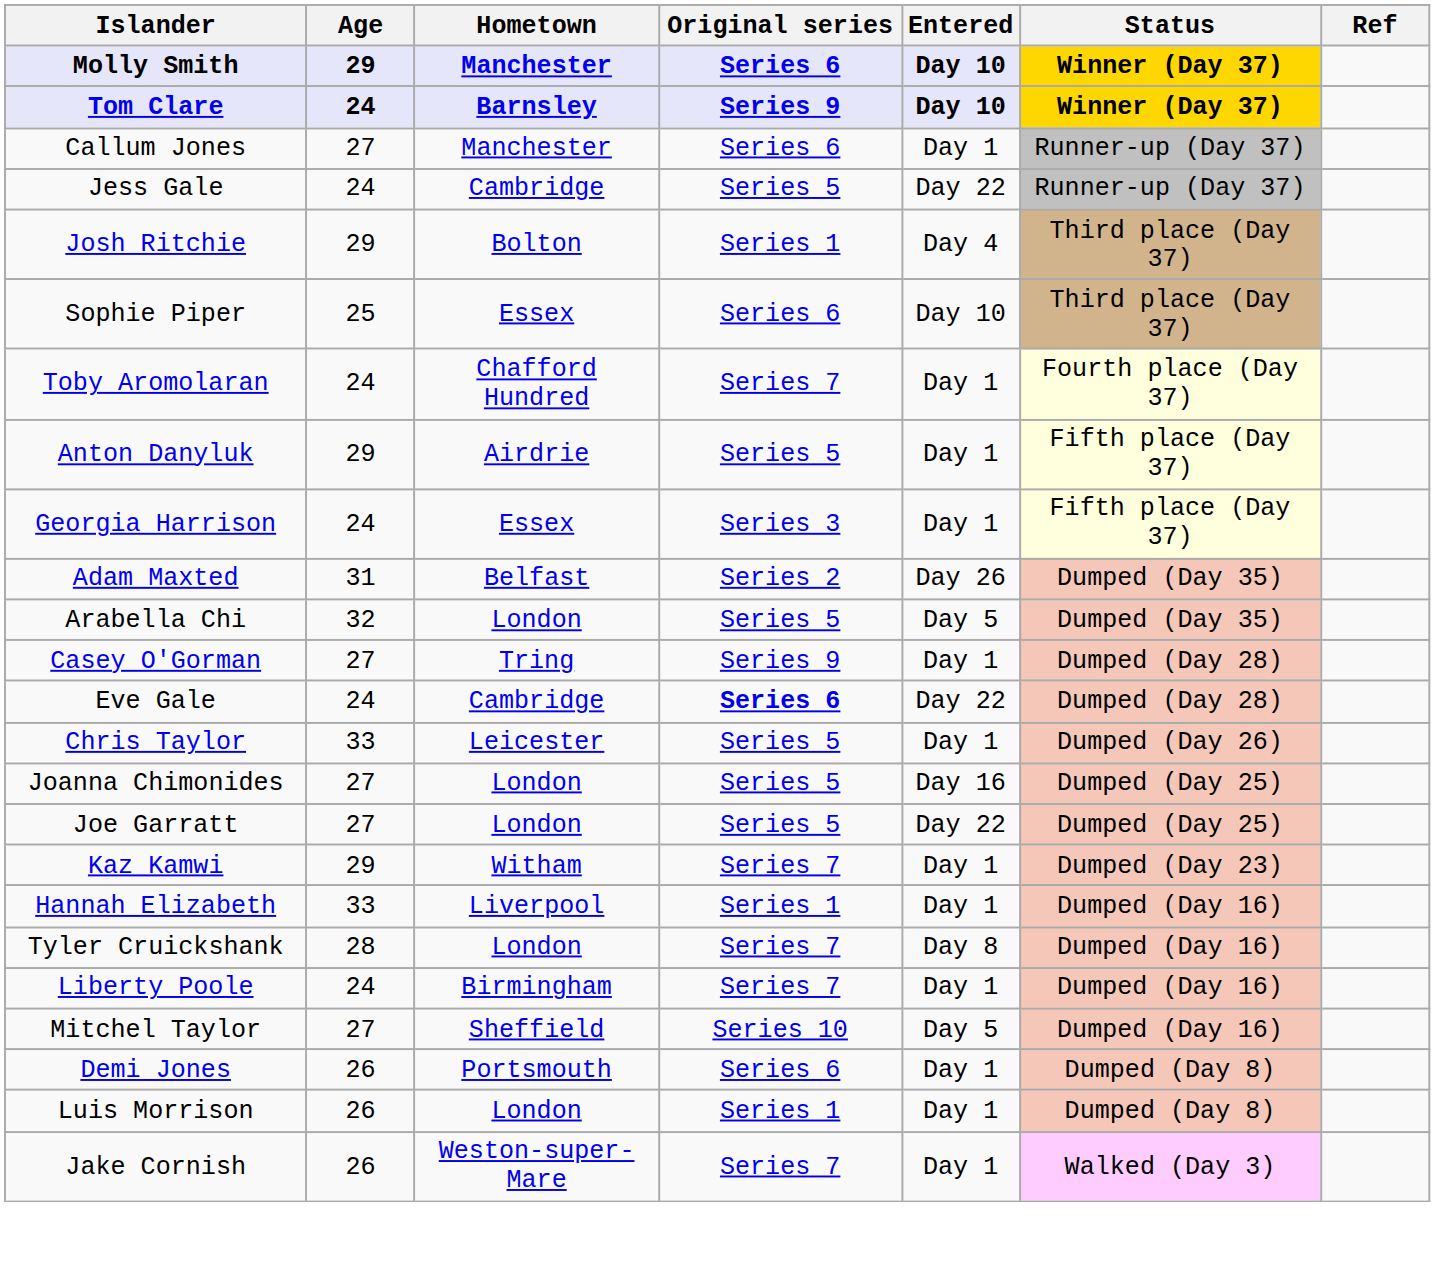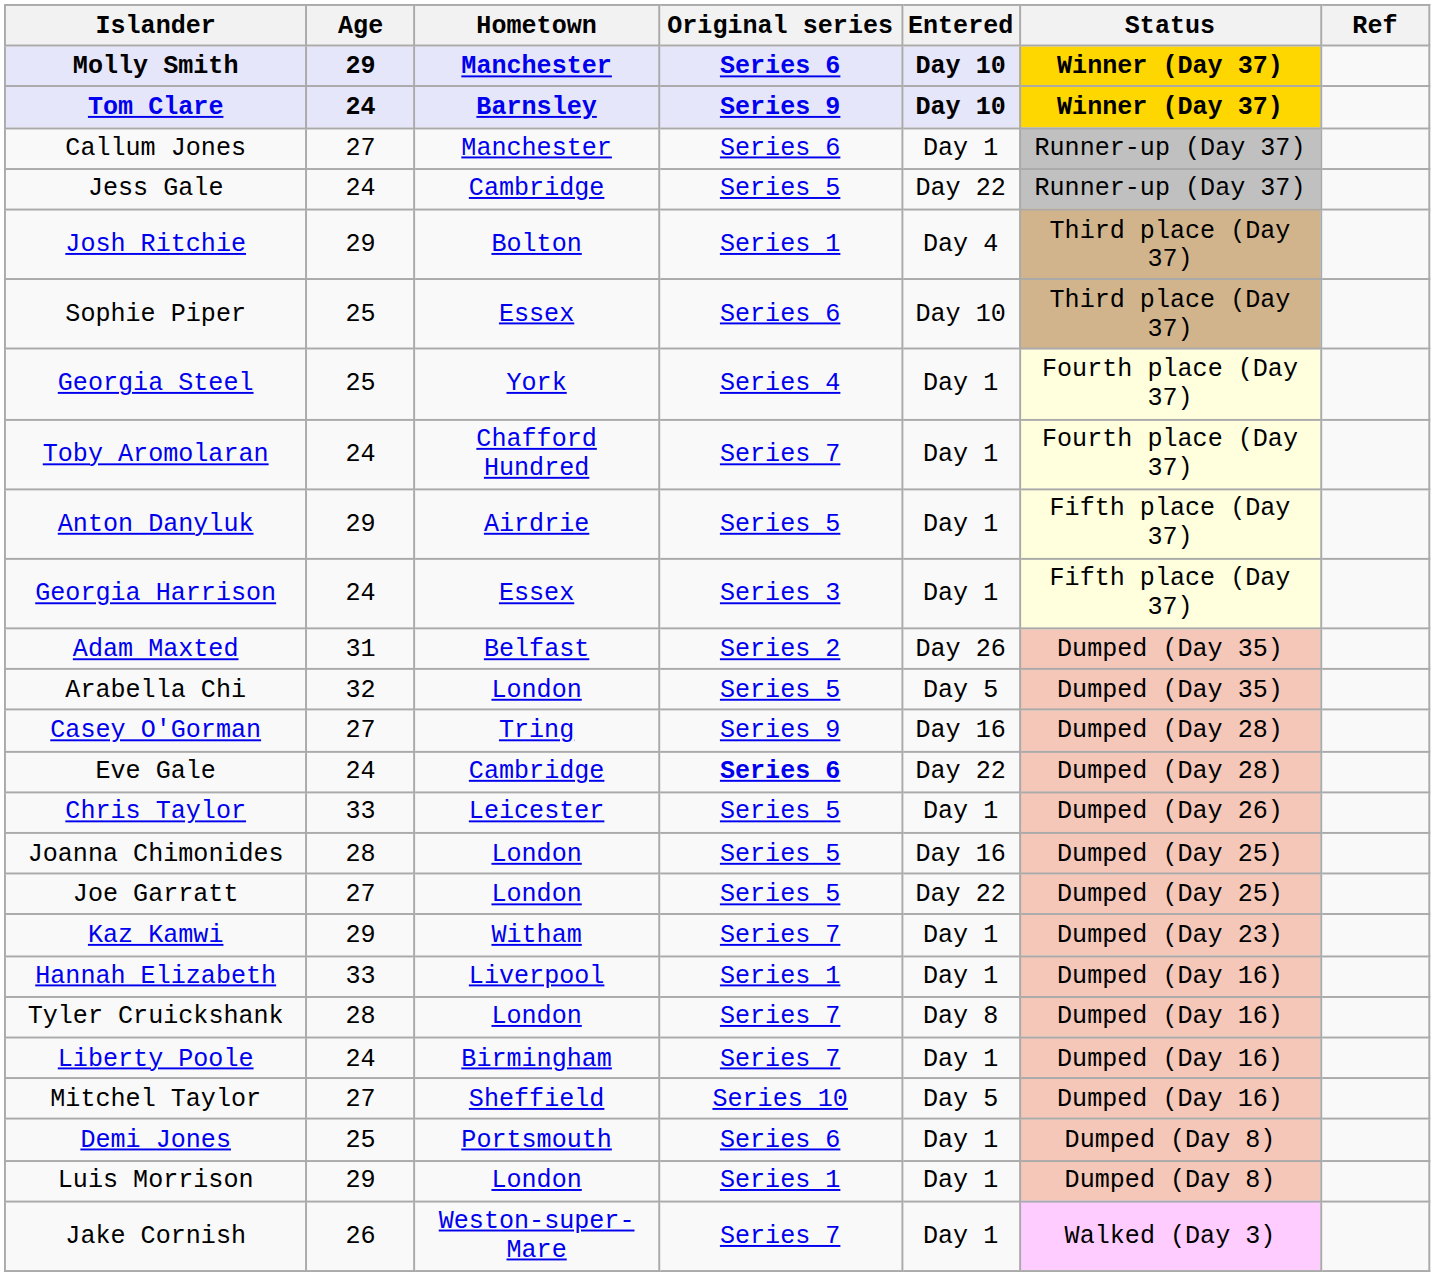+ row: (156, 384)
(961, 661) Day 1 -> (961, 731) Day 16
(361, 784) 27 -> (361, 853) 28
(361, 1070) 26 -> (361, 1140) 25
(361, 1111) 26 -> (361, 1181) 29
